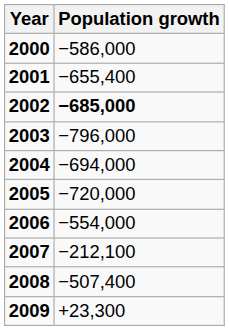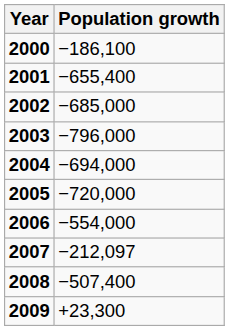(97, 48) −586,000 -> (97, 48) −186,100
(97, 106) bold -> (97, 106) normal
(97, 252) −212,100 -> (97, 252) −212,097
